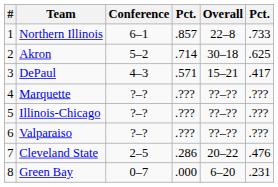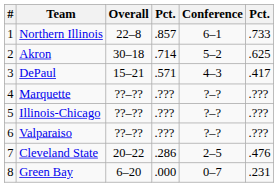columns swapped: (139, 14) <-> (223, 14)
